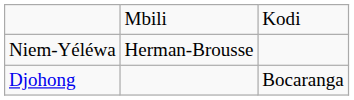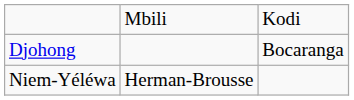rows swapped: (42, 79) <-> (62, 49)
